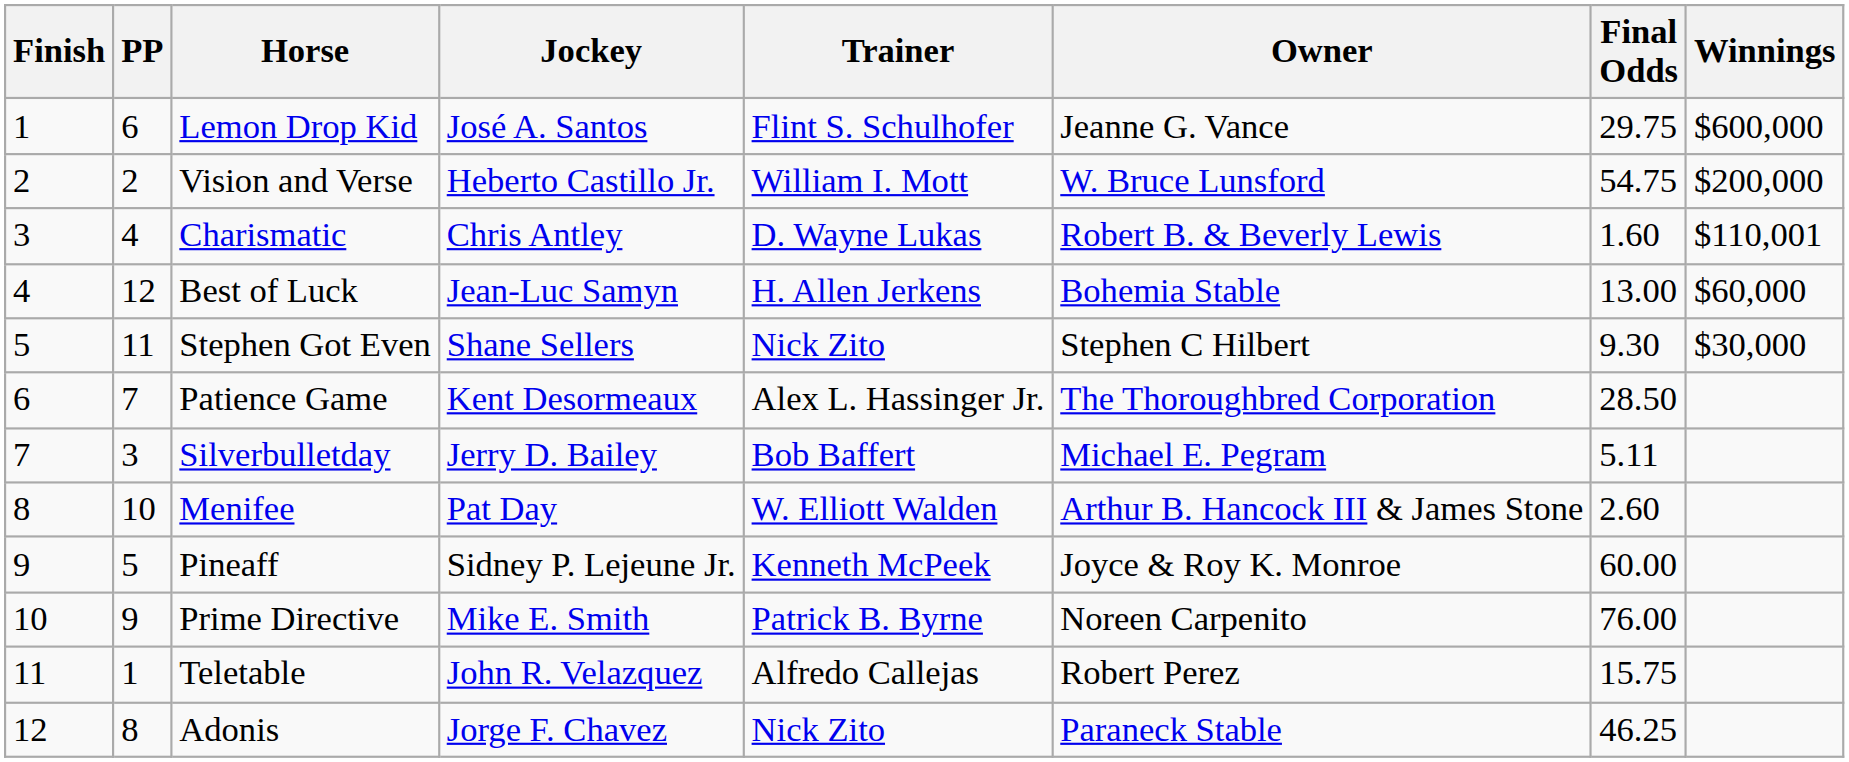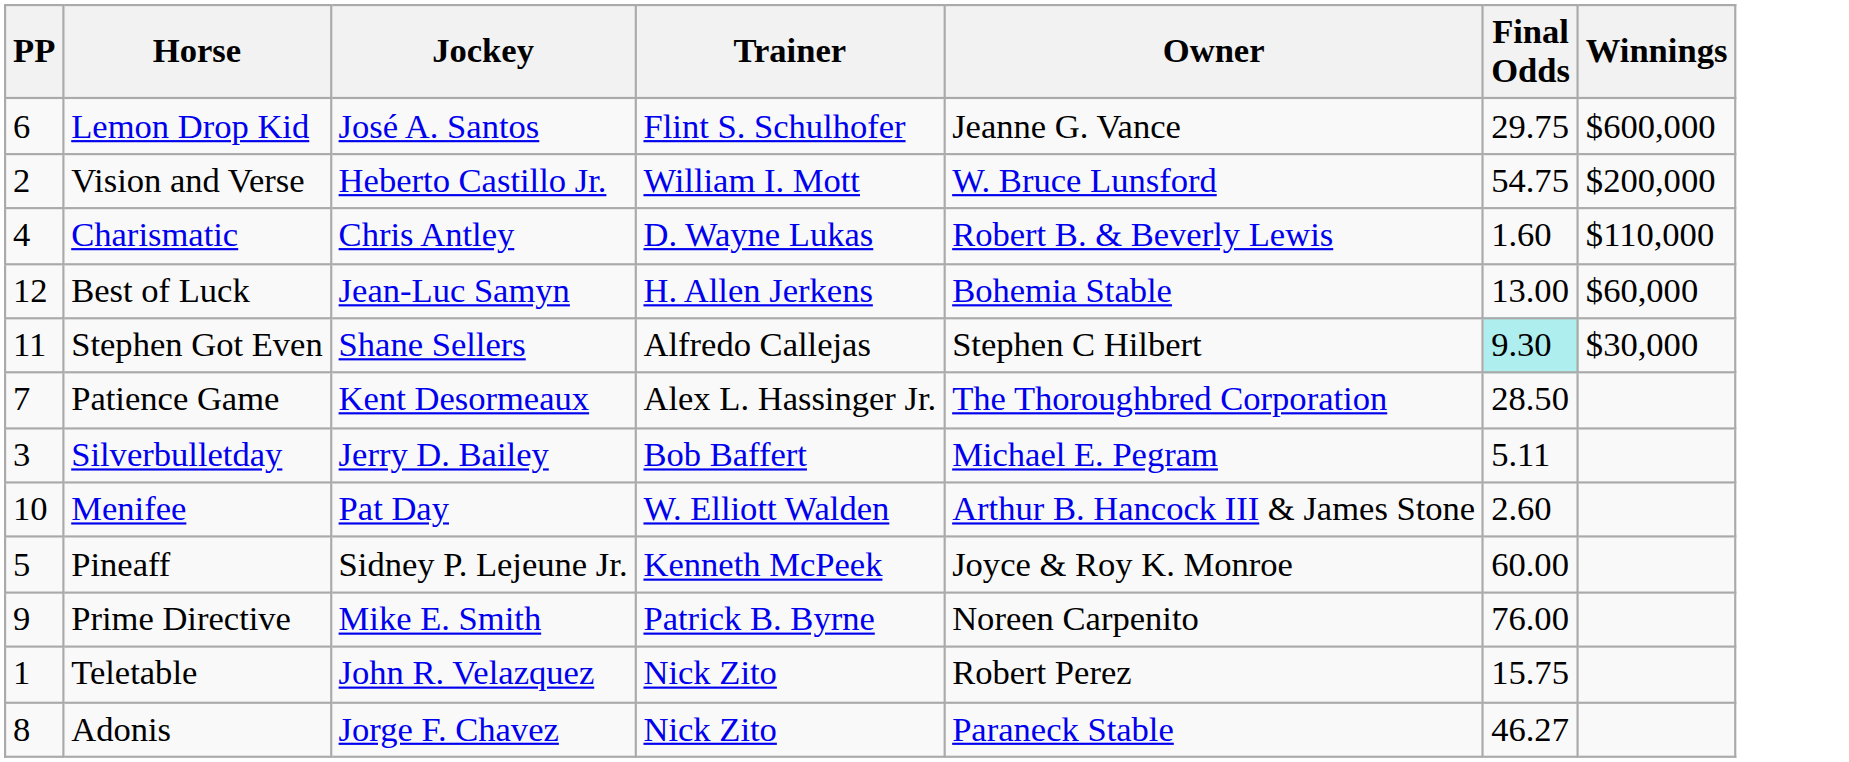- column: (59, 51)
(1758, 235) $110,001 -> (1650, 235) $110,000
(818, 344) Nick Zito -> (757, 344) Alfredo Callejas
(1630, 344) no background -> (1521, 344) paleturquoise background
(865, 673) Alfredo Callejas -> (710, 673) Nick Zito
(1638, 728) 46.25 -> (1530, 728) 46.27
